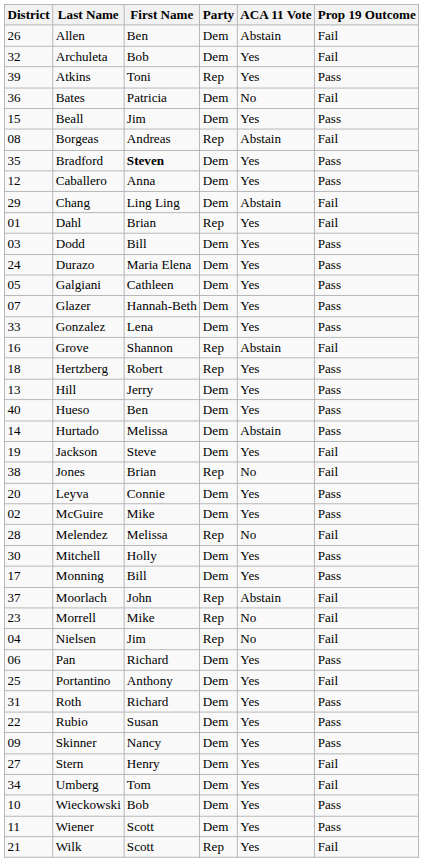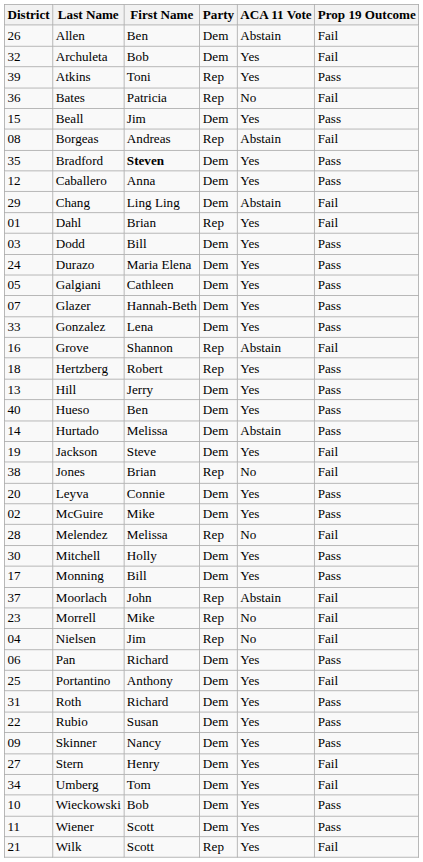(216, 98) Dem -> (213, 98) Rep
